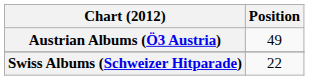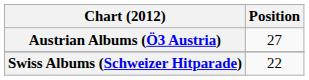(274, 39) 49 -> (274, 39) 27
